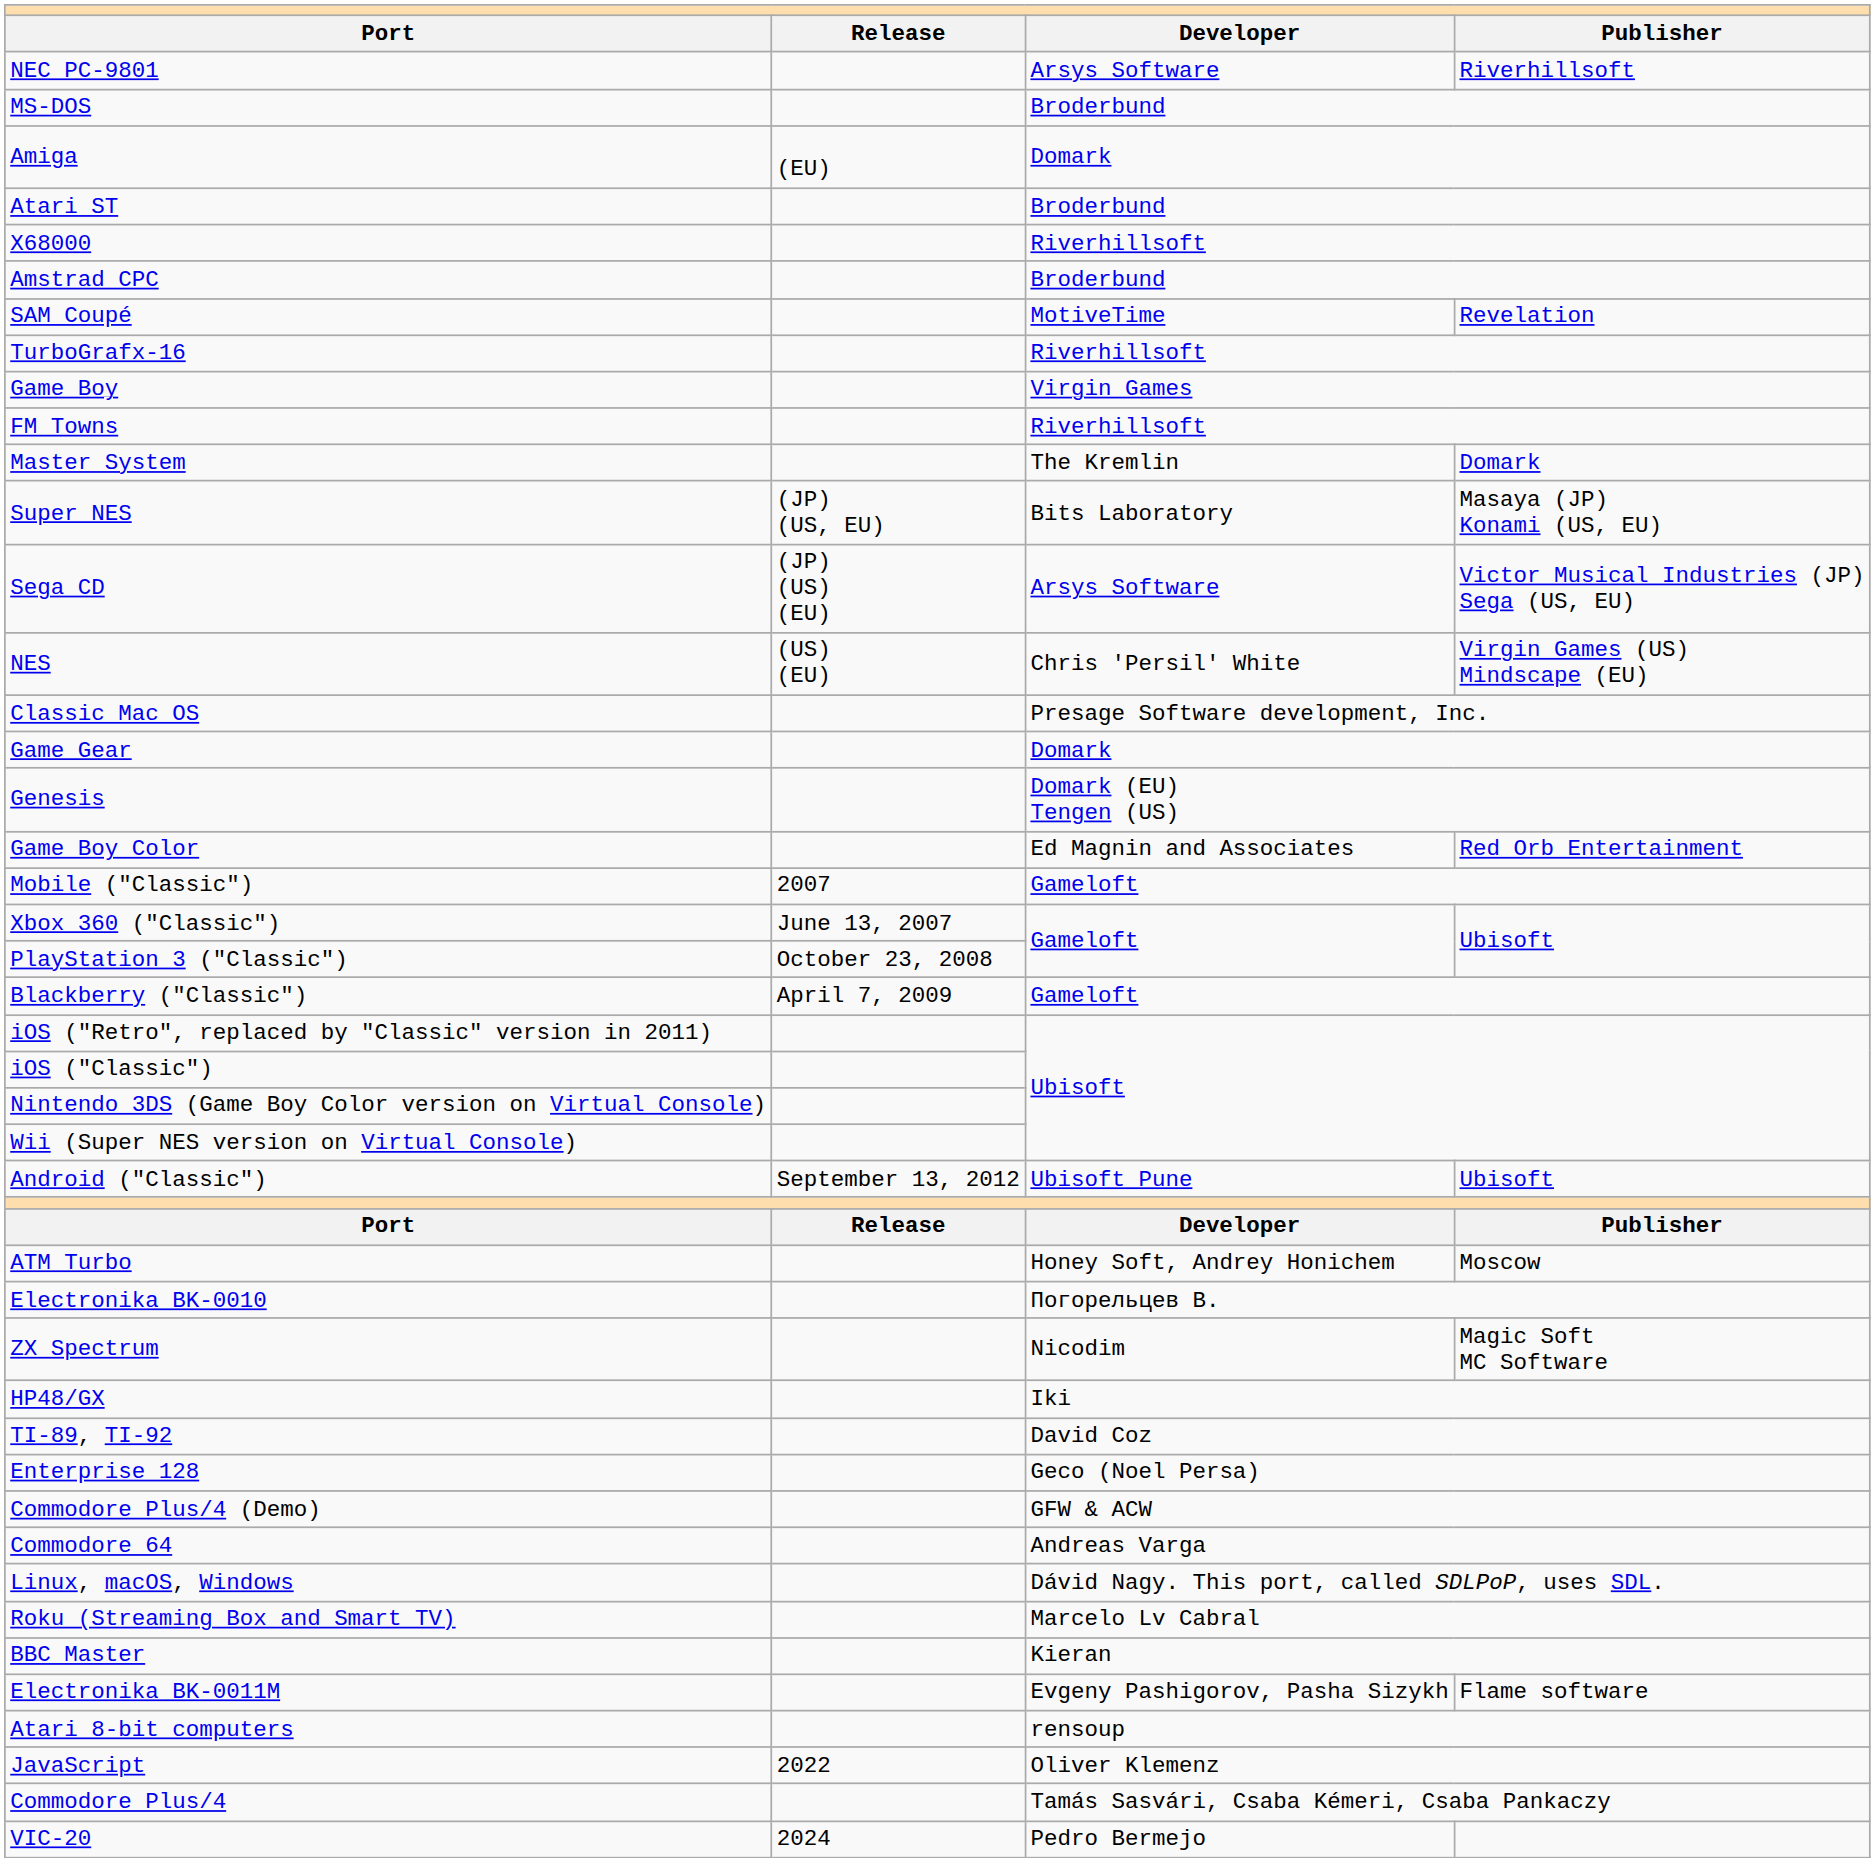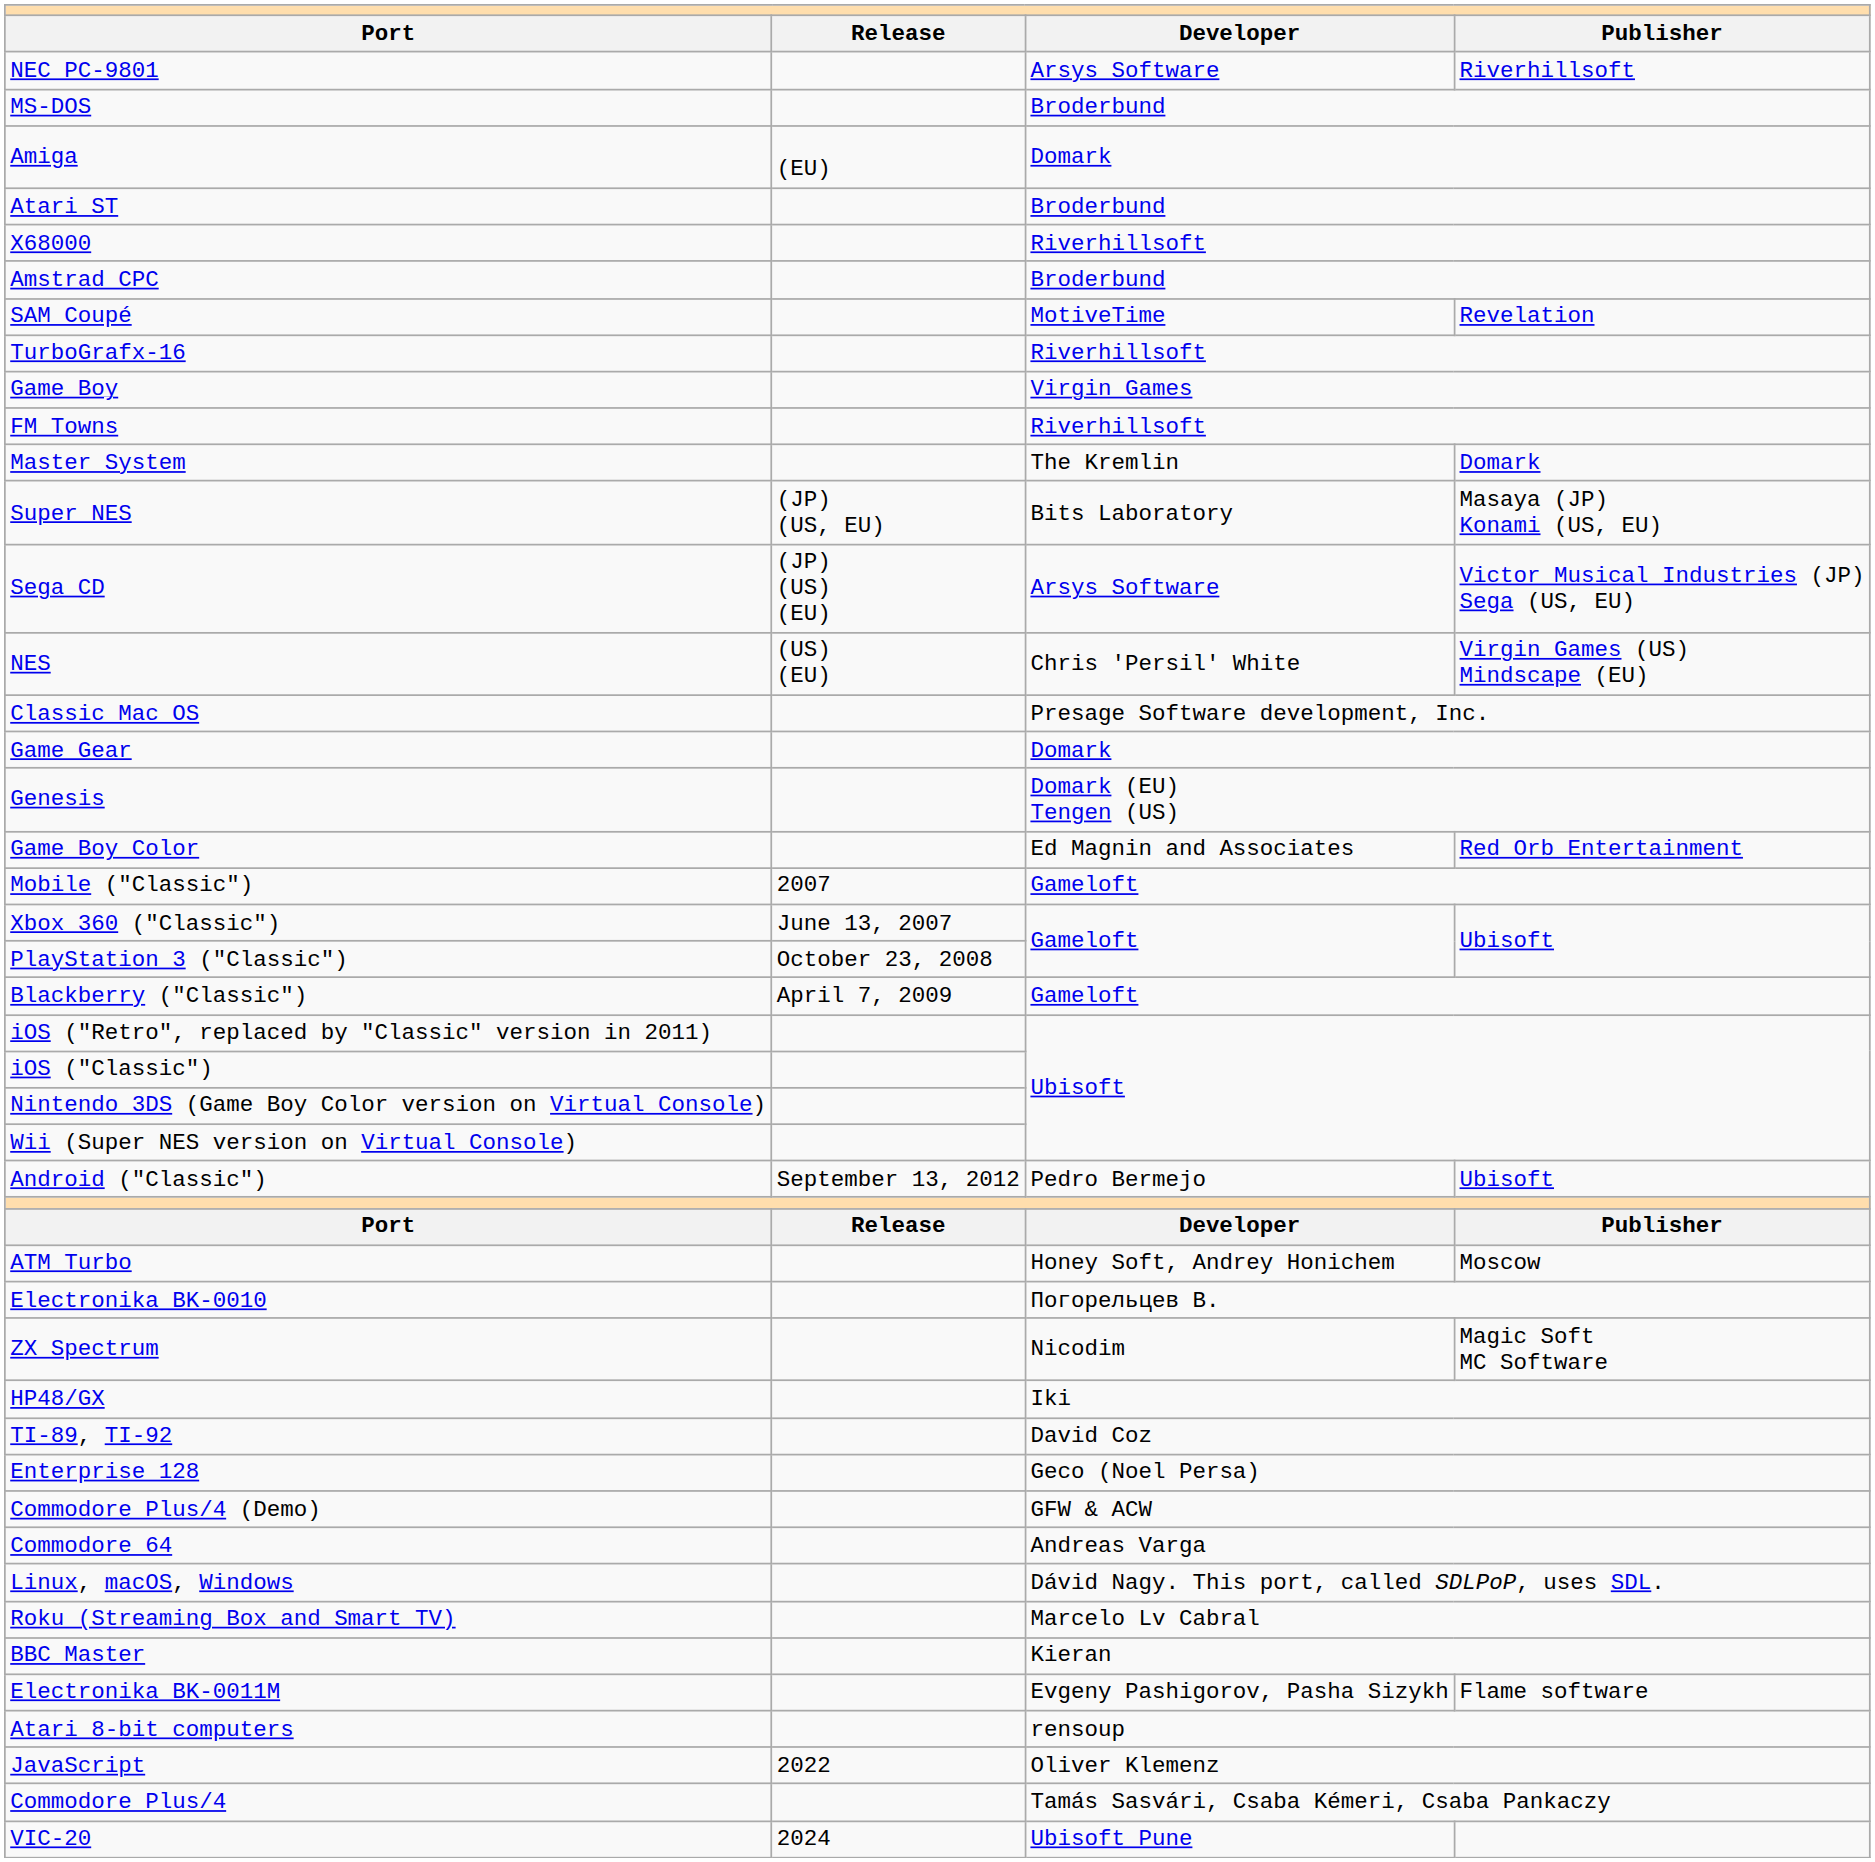(1111, 1179) Ubisoft Pune -> (1118, 1179) Pedro Bermejo
(1118, 1839) Pedro Bermejo -> (1111, 1839) Ubisoft Pune
